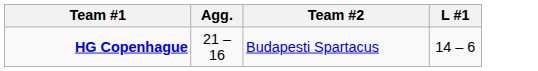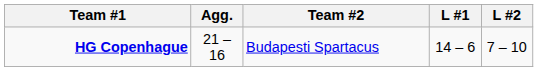+ column: (507, 15)
